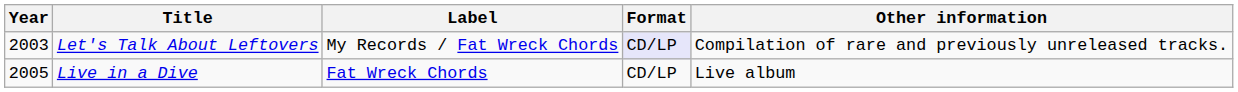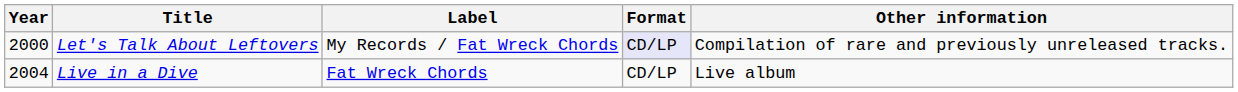(29, 46) 2003 -> (29, 46) 2000
(29, 73) 2005 -> (29, 73) 2004
